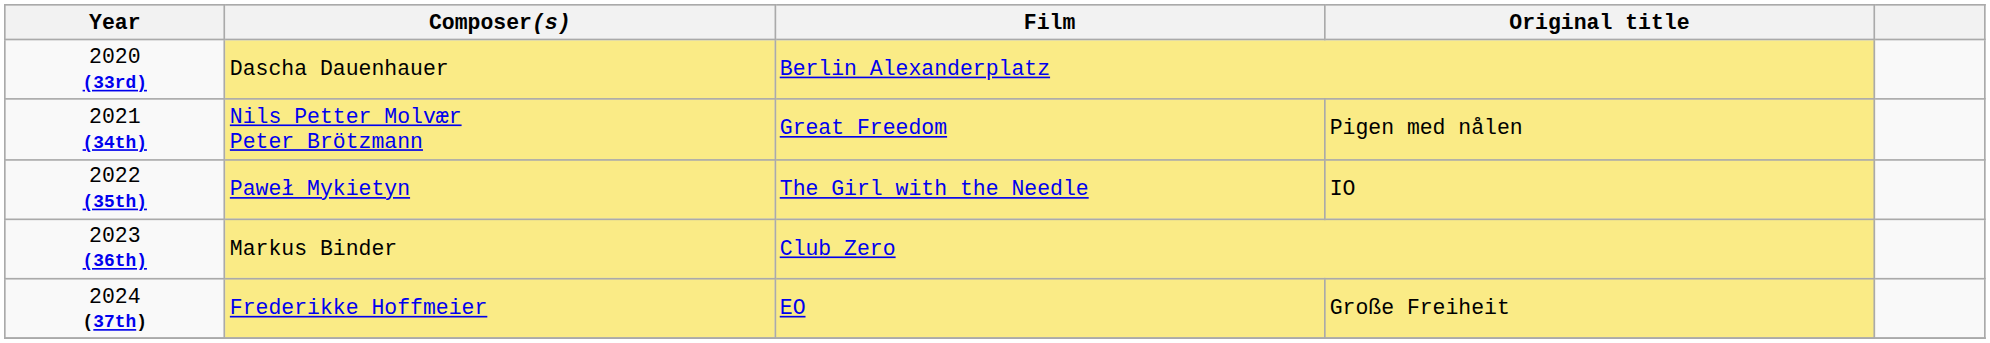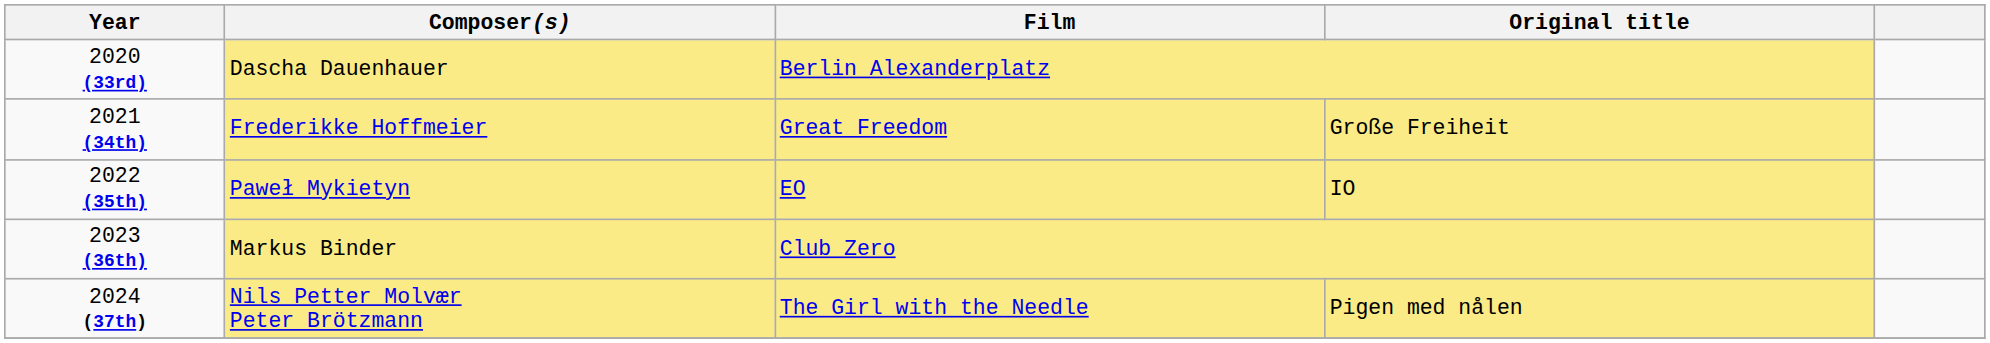(346, 129) Nils Petter Molvær Peter Brötzmann -> (359, 129) Frederikke Hoffmeier
(1426, 129) Pigen med nålen -> (1420, 129) Große Freiheit
(934, 189) The Girl with the Needle -> (793, 189) EO
(359, 308) Frederikke Hoffmeier -> (346, 308) Nils Petter Molvær Peter Brötzmann
(793, 308) EO -> (934, 308) The Girl with the Needle
(1420, 308) Große Freiheit -> (1426, 308) Pigen med nålen
